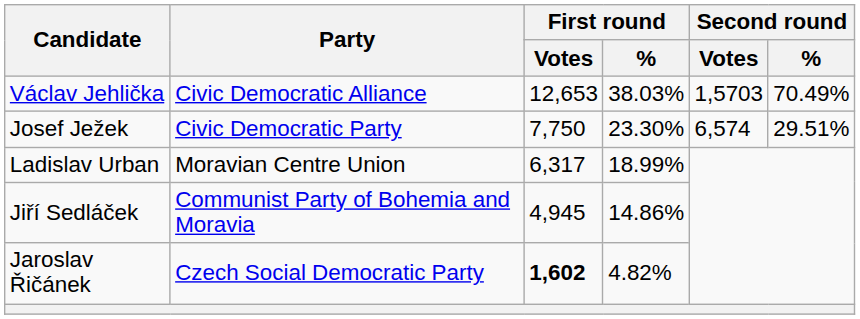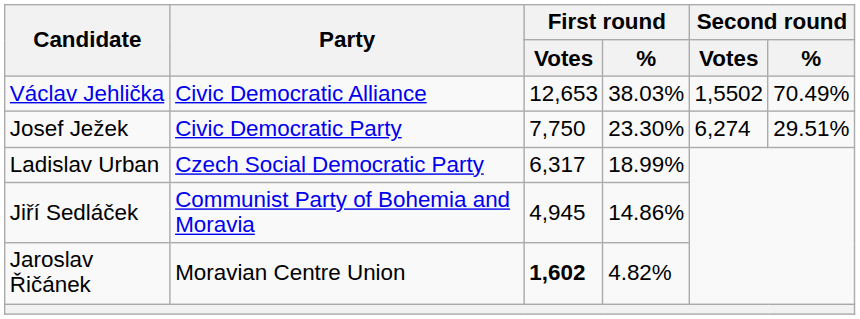(729, 93) 1,5703 -> (729, 93) 1,5502
(723, 128) 6,574 -> (723, 128) 6,274
(290, 164) Moravian Centre Union -> (330, 164) Czech Social Democratic Party
(330, 273) Czech Social Democratic Party -> (290, 273) Moravian Centre Union
